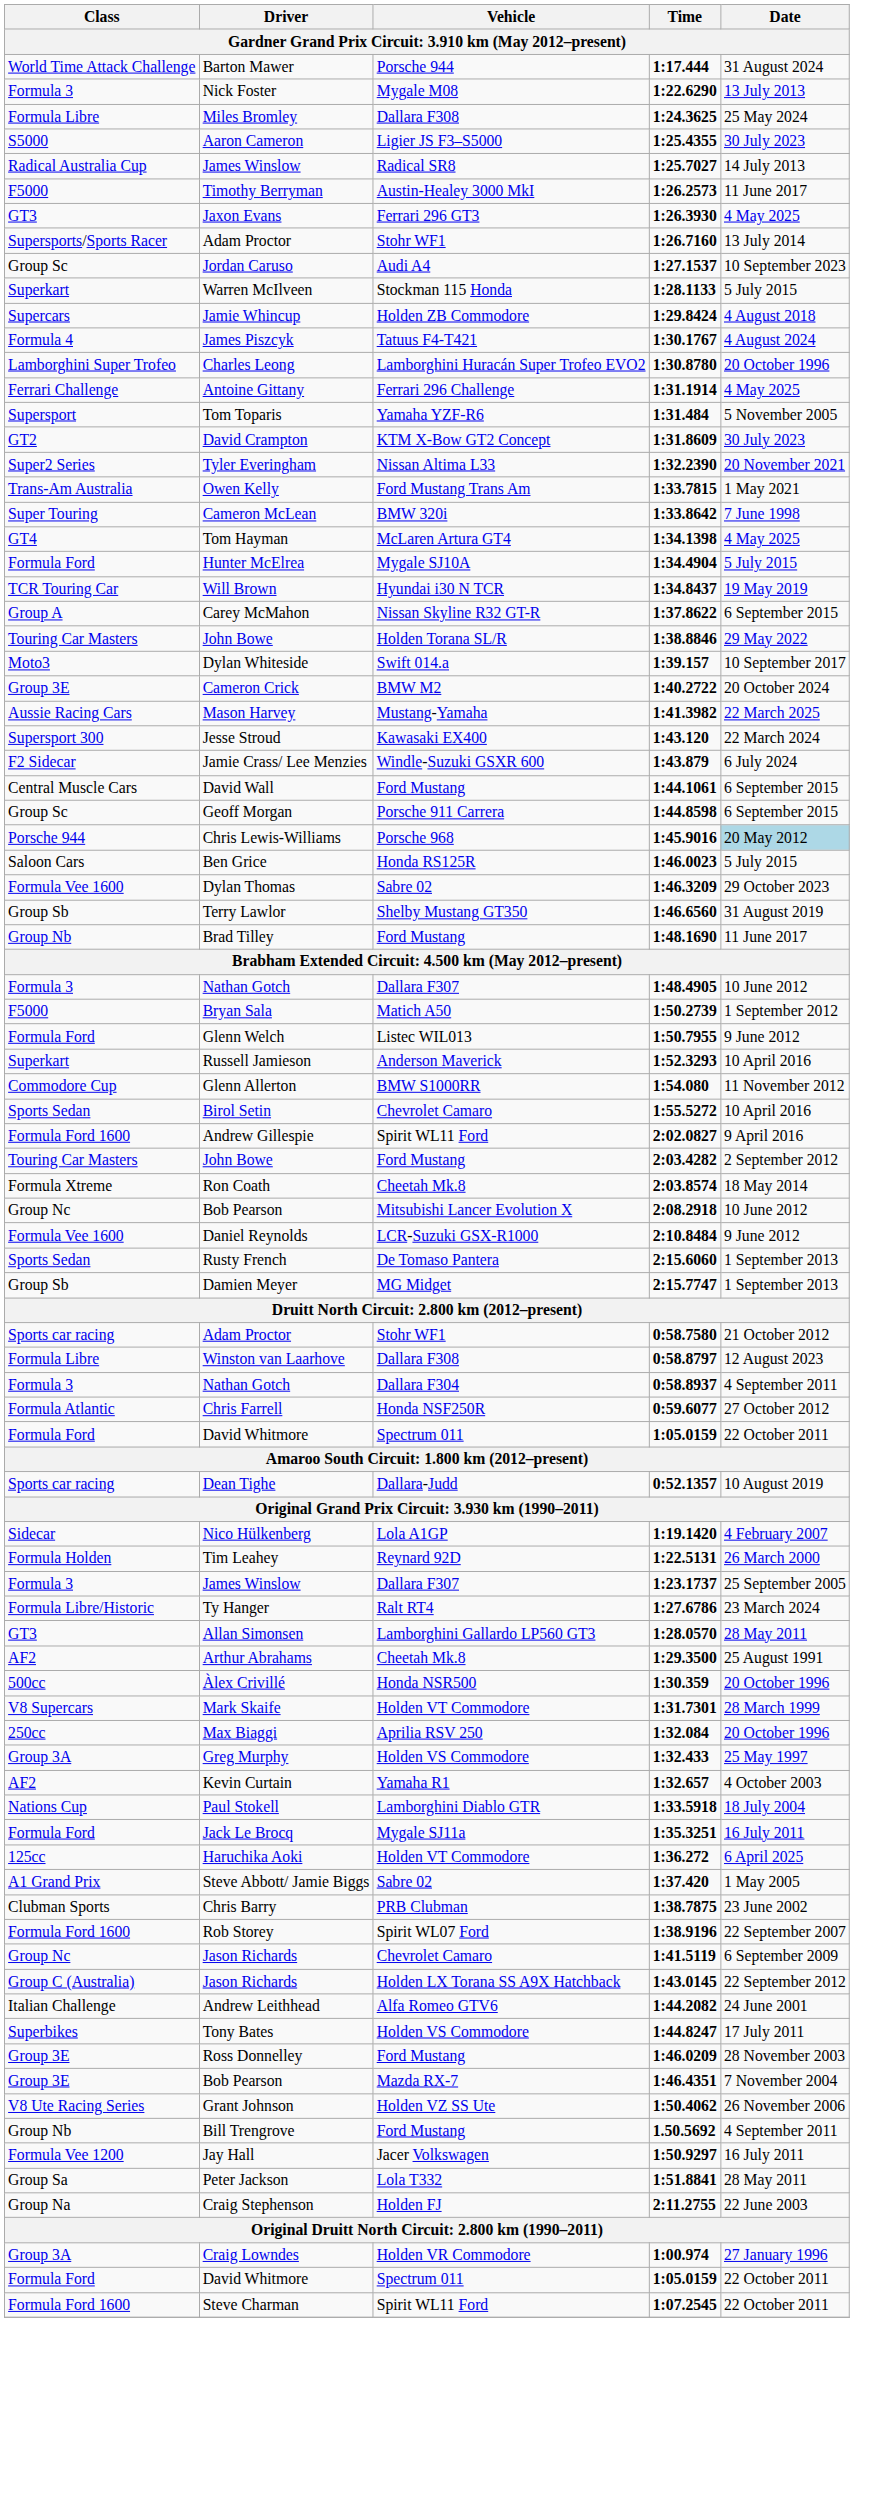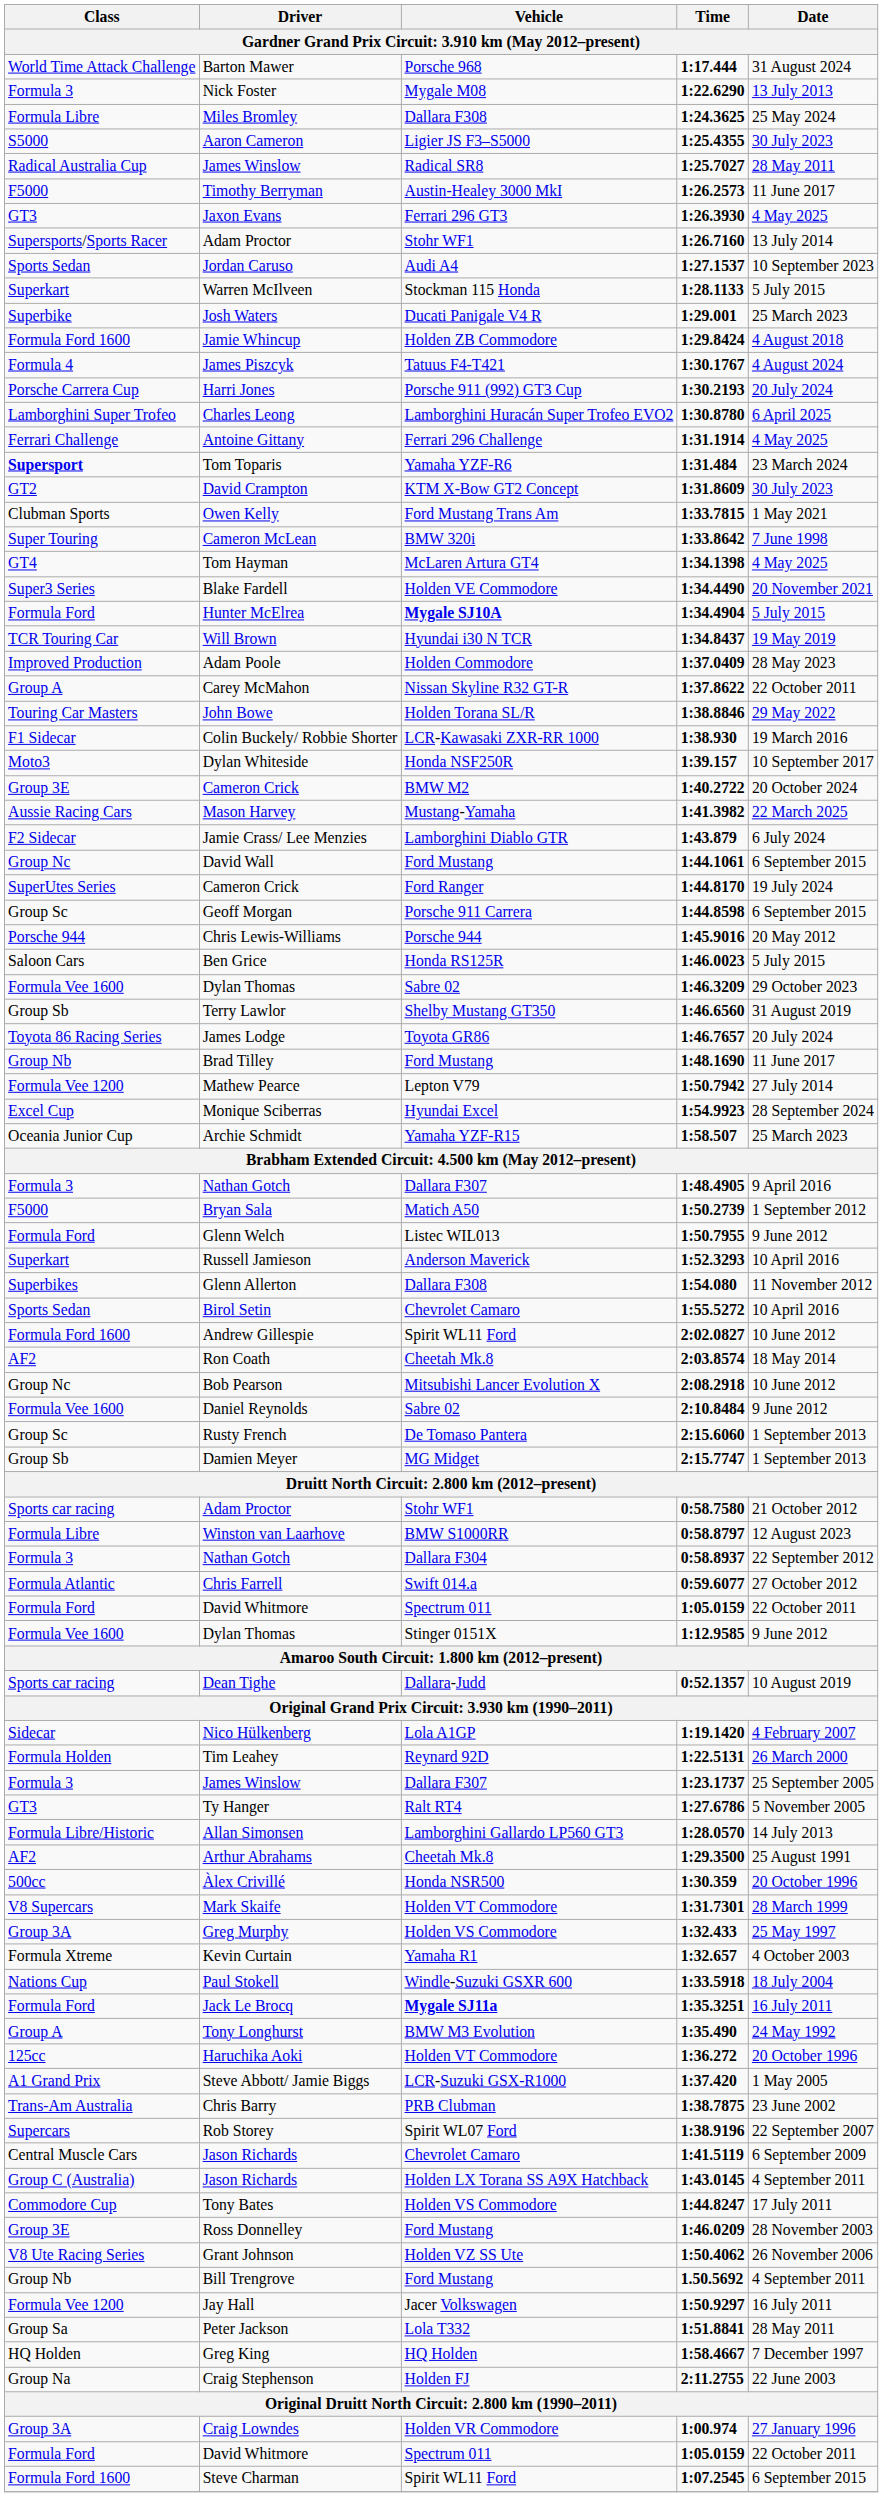(415, 66) Porsche 944 -> (443, 66) Porsche 968
(765, 166) 14 July 2013 -> (793, 166) 28 May 2011
(38, 265) Group Sc -> (49, 265) Sports Sedan
+ row: (240, 315)
(39, 315) Supercars -> (69, 340) Formula Ford 1600
+ row: (239, 389)
(777, 365) 20 October 1996 -> (792, 414) 6 April 2025
(42, 414) normal -> (46, 464) bold
(781, 414) 5 November 2005 -> (800, 464) 23 March 2024
- row: (259, 464)
(70, 489) Trans-Am Australia -> (59, 514) Clubman Sports
+ row: (245, 588)
(424, 564) normal -> (453, 613) bold
+ row: (242, 663)
(781, 613) 6 September 2015 -> (804, 688) 22 October 2011
+ row: (300, 738)
(413, 663) Swift 014.a -> (459, 762) Honda NSF250R
- row: (242, 738)
(460, 762) Windle-Suzuki GSXR 600 -> (486, 837) Lamborghini Diablo GTR
(73, 787) Central Muscle Cars -> (39, 862) Group Nc
+ row: (251, 887)
(415, 837) Porsche 968 -> (443, 937) Porsche 944
(766, 837) lightblue background -> (794, 937) no background
+ row: (244, 1036)
+ row: (251, 1086)
+ row: (262, 1111)
+ row: (252, 1135)
(766, 986) 10 June 2012 -> (792, 1185) 9 April 2016
(62, 1086) Commodore Cup -> (43, 1285) Superbikes
(429, 1086) BMW S1000RR -> (446, 1285) Dallara F308
(764, 1135) 9 April 2016 -> (794, 1334) 10 June 2012
- row: (238, 1160)
(60, 1185) Formula Xtreme -> (22, 1359) AF2
(457, 1235) LCR-Suzuki GSX-R1000 -> (432, 1409) Sabre 02
(49, 1260) Sports Sedan -> (38, 1434) Group Sc
(418, 1359) Dallara F308 -> (456, 1533) BMW S1000RR
(781, 1384) 4 September 2011 -> (813, 1558) 22 September 2012
(431, 1409) Honda NSF250R -> (441, 1583) Swift 014.a
+ row: (249, 1633)
(81, 1608) Formula Libre/Historic -> (22, 1807) GT3
(772, 1608) 23 March 2024 -> (808, 1807) 5 November 2005
(22, 1633) GT3 -> (81, 1832) Formula Libre/Historic
(766, 1633) 28 May 2011 -> (792, 1832) 14 July 2013
- row: (240, 1732)
(22, 1782) AF2 -> (60, 1956) Formula Xtreme
(458, 1807) Lamborghini Diablo GTR -> (488, 1981) Windle-Suzuki GSXR 600
(421, 1832) normal -> (451, 2006) bold
+ row: (253, 2031)
(764, 1857) 6 April 2025 -> (805, 2056) 20 October 1996
(404, 1881) Sabre 02 -> (485, 2080) LCR-Suzuki GSX-R1000
(59, 1906) Clubman Sports -> (70, 2105) Trans-Am Australia
(69, 1931) Formula Ford 1600 -> (39, 2130) Supercars
(39, 1956) Group Nc -> (73, 2155) Central Muscle Cars
(785, 1981) 22 September 2012 -> (809, 2180) 4 September 2011
- row: (261, 2006)
(43, 2031) Superbikes -> (62, 2205) Commodore Cup
- row: (242, 2080)
+ row: (236, 2354)
(776, 2304) 22 October 2011 -> (809, 2478) 6 September 2015
